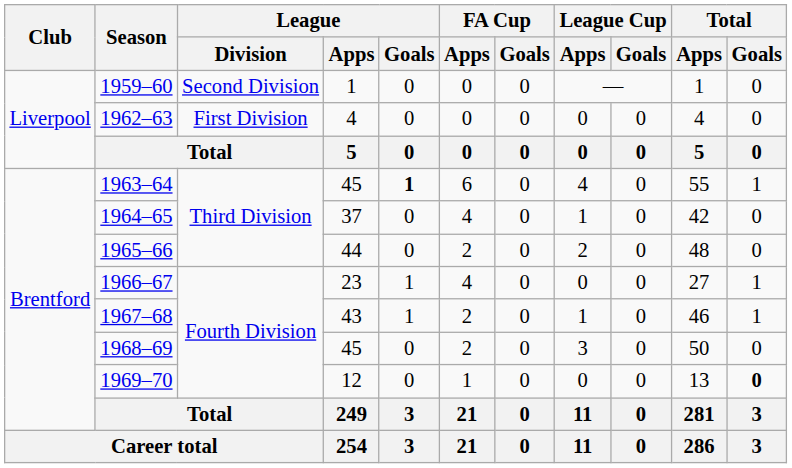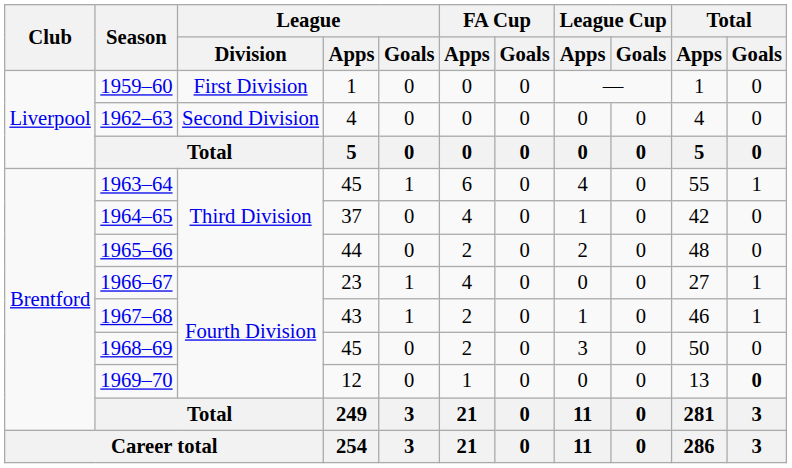(251, 86) Second Division -> (251, 86) First Division
(251, 119) First Division -> (251, 119) Second Division
(409, 184) bold -> (409, 184) normal
